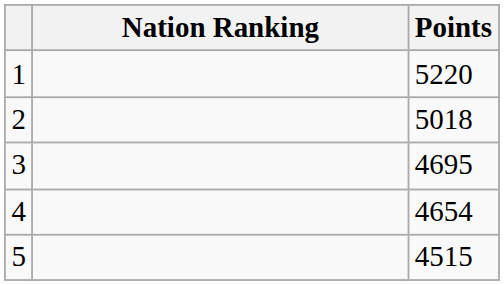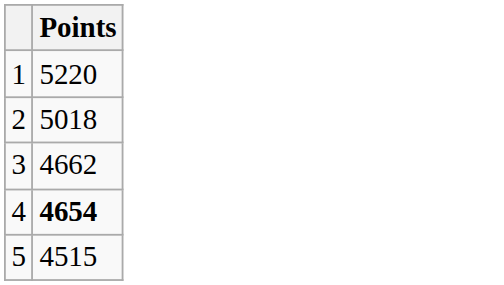- column: (220, 27)
(444, 165) 4695 -> (68, 165) 4662
(444, 211) normal -> (68, 211) bold
